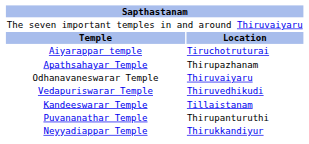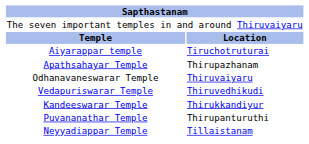(220, 104) Tillaistanam -> (225, 104) Thirukkandiyur
(225, 131) Thirukkandiyur -> (220, 131) Tillaistanam
